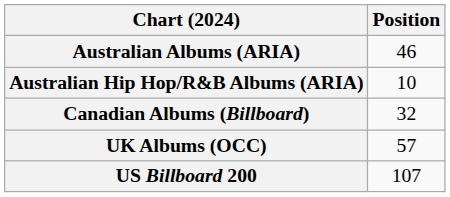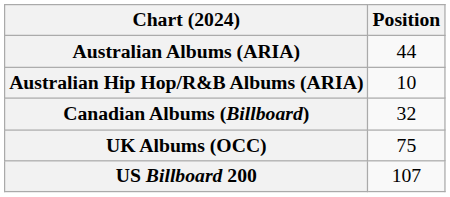(406, 51) 46 -> (406, 51) 44
(406, 144) 57 -> (406, 144) 75
